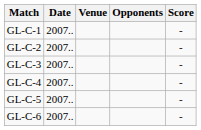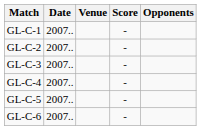columns swapped: (138, 13) <-> (181, 13)
